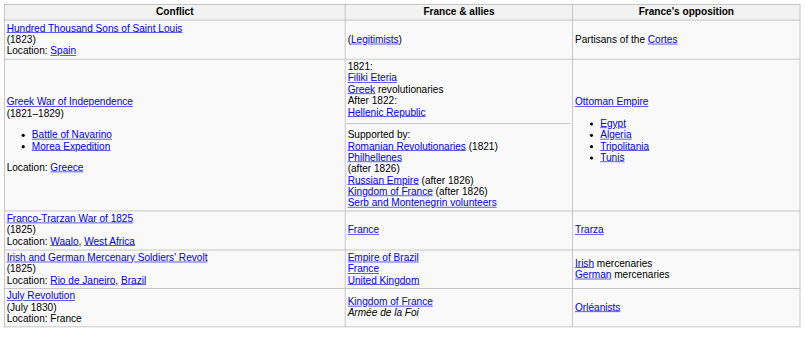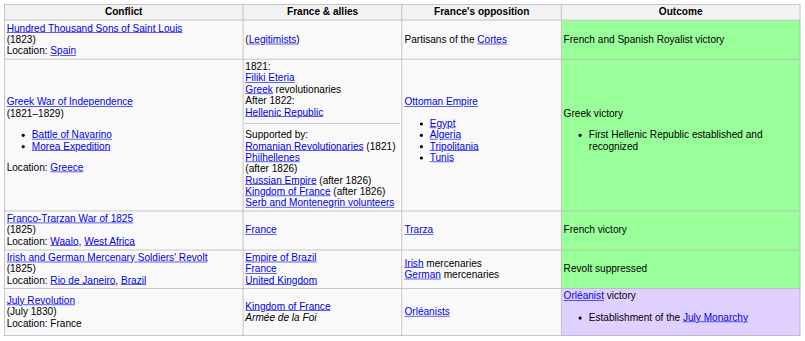+ column: (681, 12)
